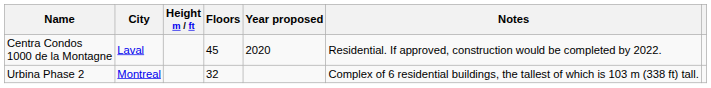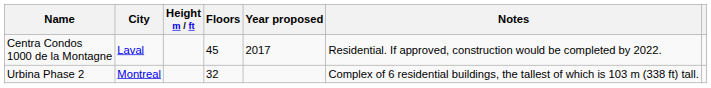(258, 50) 2020 -> (258, 50) 2017
